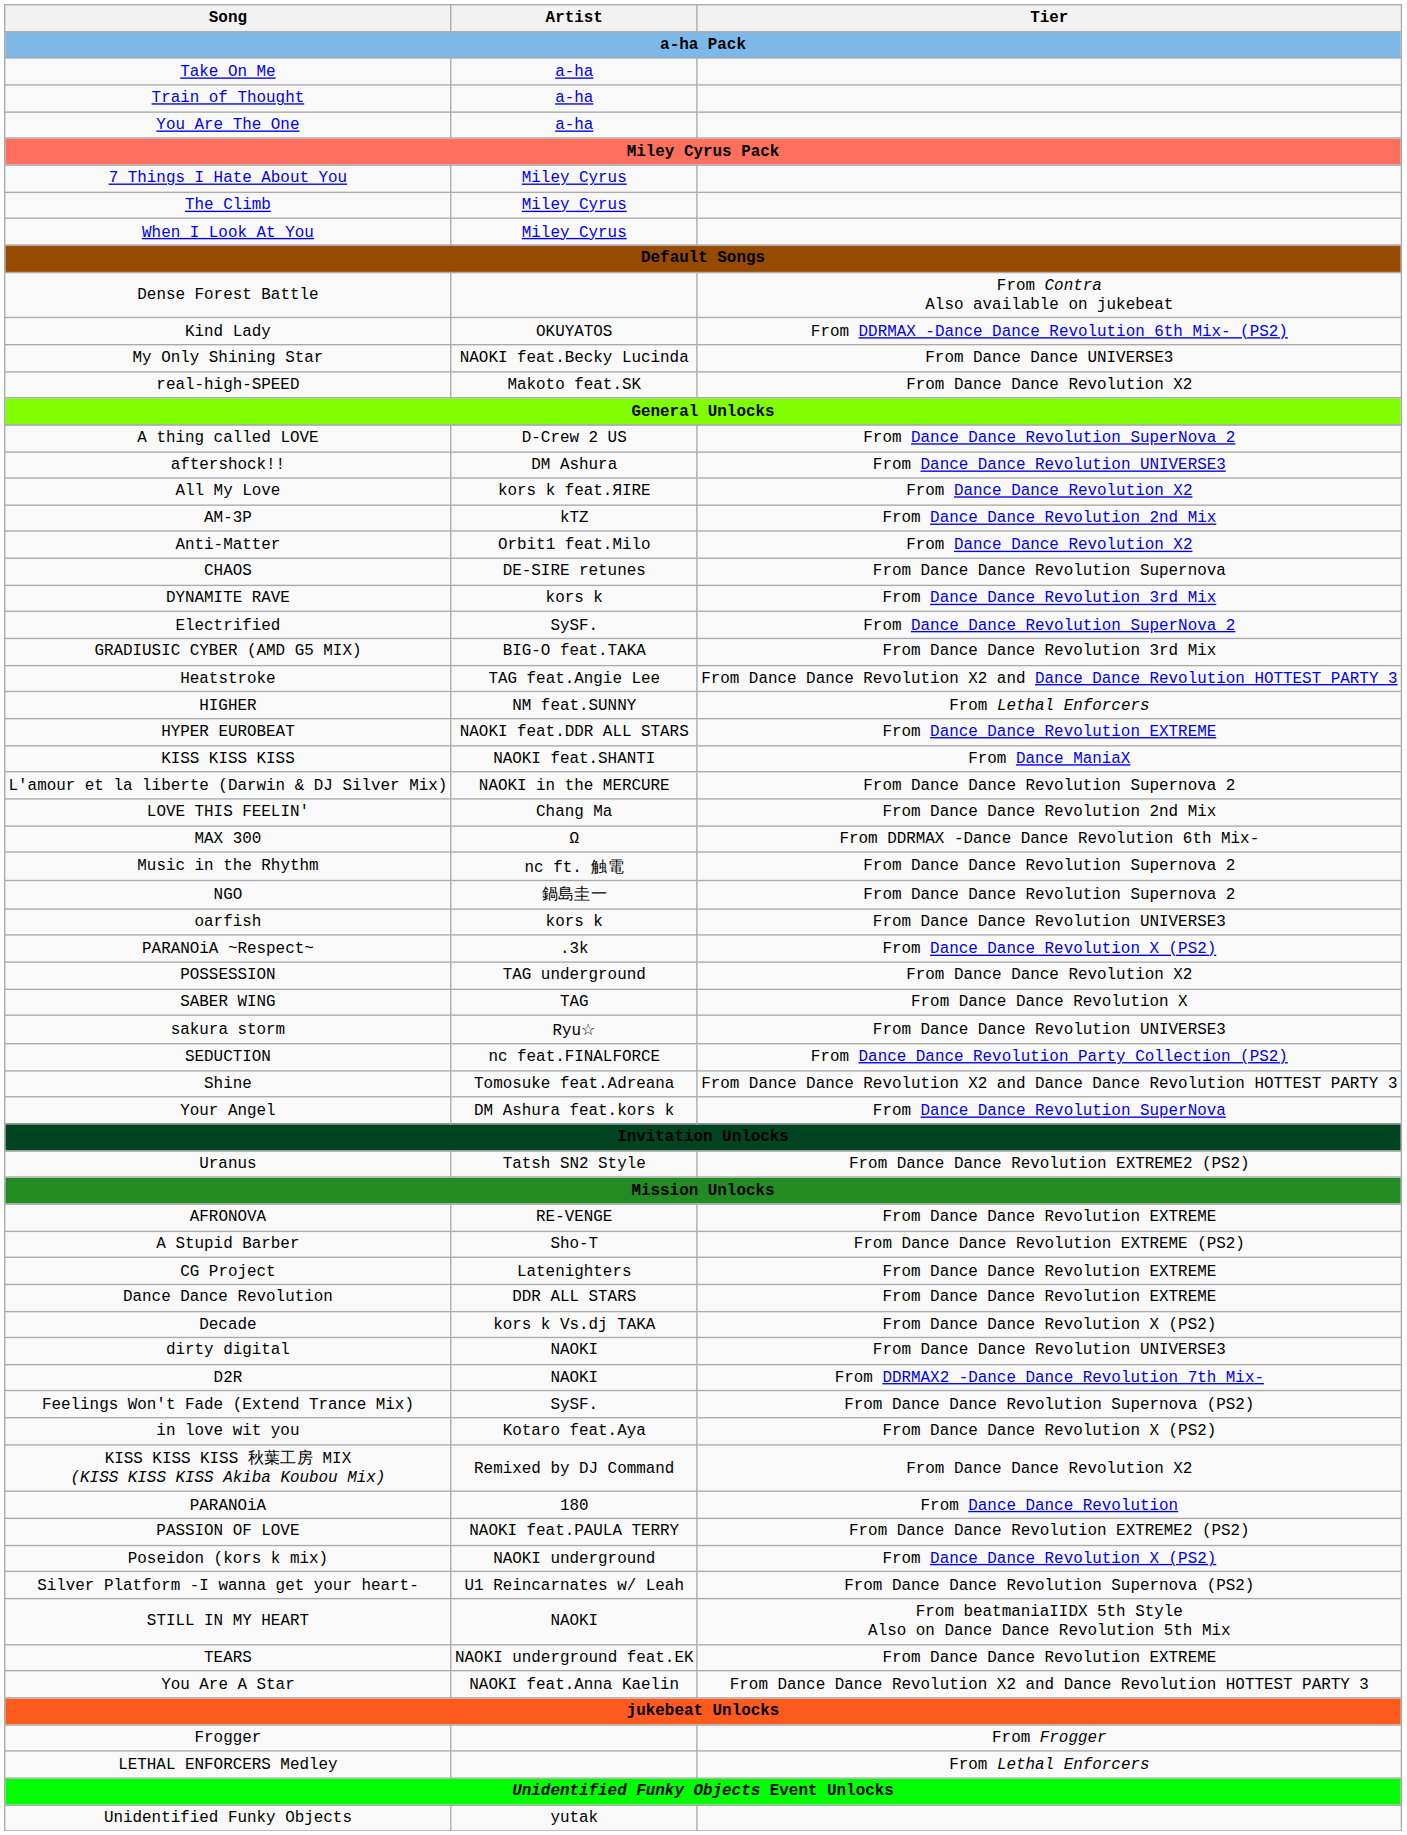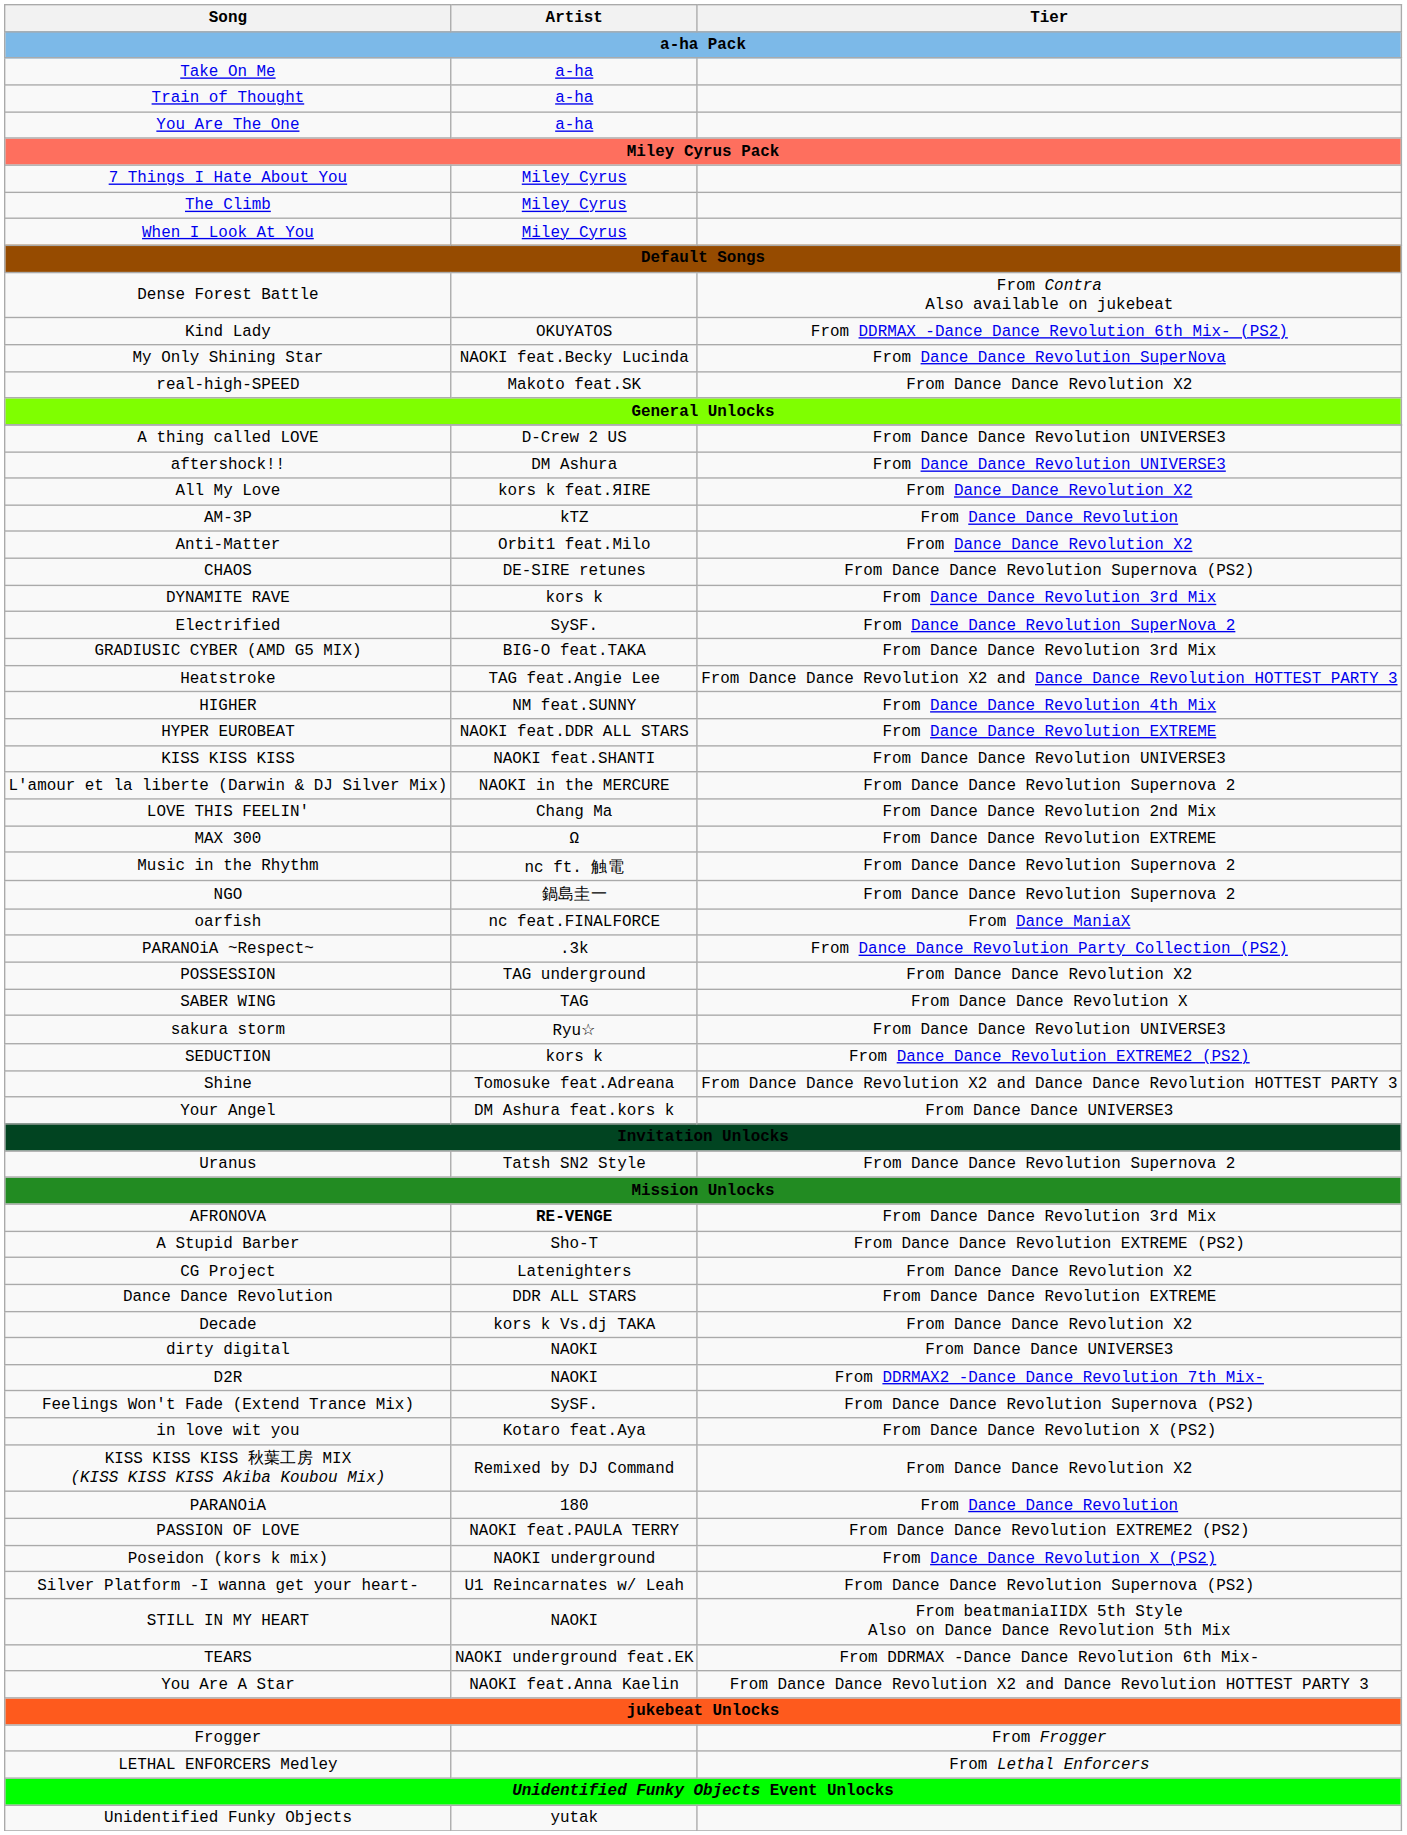(1049, 358) From Dance Dance UNIVERSE3 -> (1049, 358) From Dance Dance Revolution SuperNova
(1049, 438) From Dance Dance Revolution SuperNova 2 -> (1049, 438) From Dance Dance Revolution UNIVERSE3
(1049, 518) From Dance Dance Revolution 2nd Mix -> (1049, 518) From Dance Dance Revolution
(1049, 571) From Dance Dance Revolution Supernova -> (1049, 571) From Dance Dance Revolution Supernova (PS2)
(1049, 705) From Lethal Enforcers -> (1049, 705) From Dance Dance Revolution 4th Mix
(1049, 759) From Dance ManiaX -> (1049, 759) From Dance Dance Revolution UNIVERSE3
(1049, 839) From DDRMAX -Dance Dance Revolution 6th Mix- -> (1049, 839) From Dance Dance Revolution EXTREME
(574, 922) kors k -> (574, 922) nc feat.FINALFORCE
(1049, 922) From Dance Dance Revolution UNIVERSE3 -> (1049, 922) From Dance ManiaX
(1049, 948) From Dance Dance Revolution X (PS2) -> (1049, 948) From Dance Dance Revolution Party Collection (PS2)
(574, 1057) nc feat.FINALFORCE -> (574, 1057) kors k
(1049, 1057) From Dance Dance Revolution Party Collection (PS2) -> (1049, 1057) From Dance Dance Revolution EXTREME2 (PS2)
(1049, 1110) From Dance Dance Revolution SuperNova -> (1049, 1110) From Dance Dance UNIVERSE3
(1049, 1164) From Dance Dance Revolution EXTREME2 (PS2) -> (1049, 1164) From Dance Dance Revolution Supernova 2
(574, 1217) normal -> (574, 1217) bold
(1049, 1217) From Dance Dance Revolution EXTREME -> (1049, 1217) From Dance Dance Revolution 3rd Mix
(1049, 1271) From Dance Dance Revolution EXTREME -> (1049, 1271) From Dance Dance Revolution X2
(1049, 1324) From Dance Dance Revolution X (PS2) -> (1049, 1324) From Dance Dance Revolution X2
(1049, 1351) From Dance Dance Revolution UNIVERSE3 -> (1049, 1351) From Dance Dance UNIVERSE3
(1049, 1658) From Dance Dance Revolution EXTREME -> (1049, 1658) From DDRMAX -Dance Dance Revolution 6th Mix-
